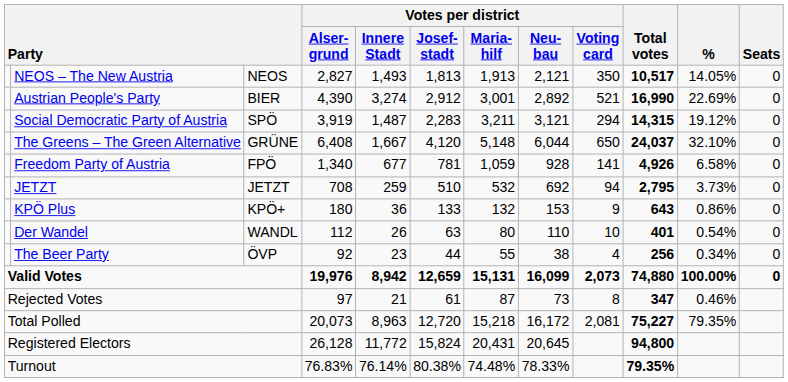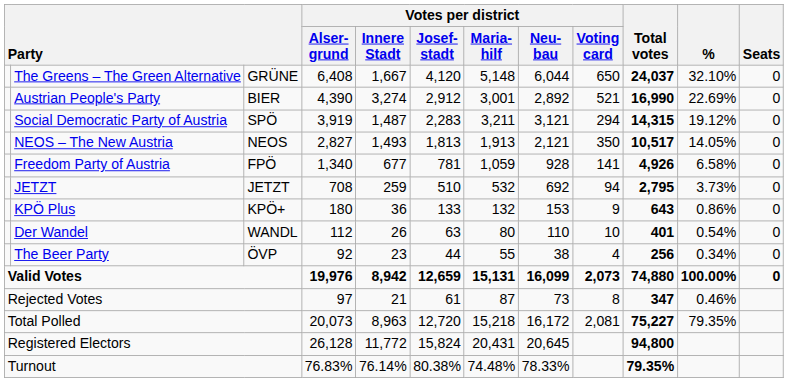rows swapped: (128, 143) <-> (93, 76)
